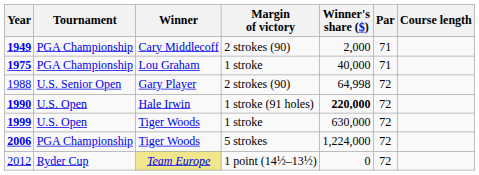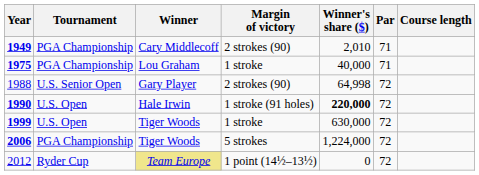(357, 46) 2,000 -> (357, 46) 2,010
